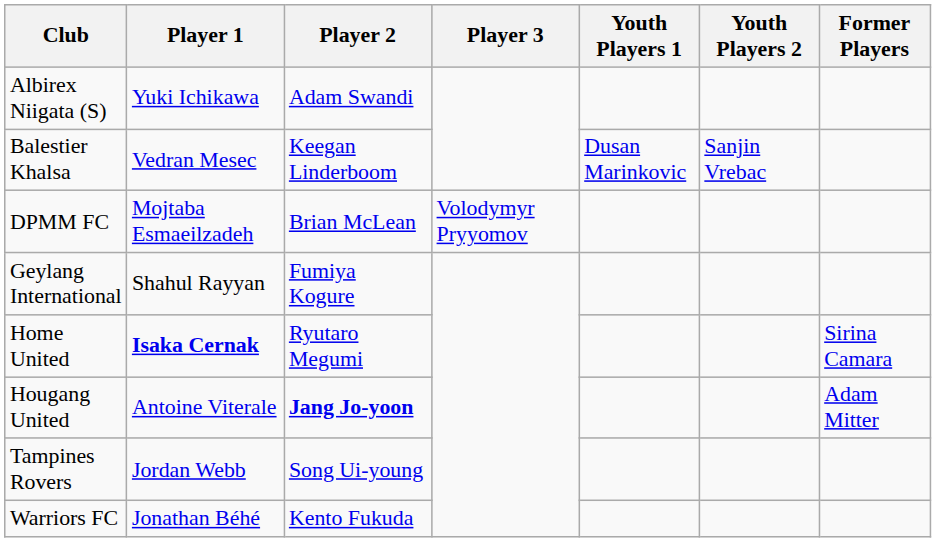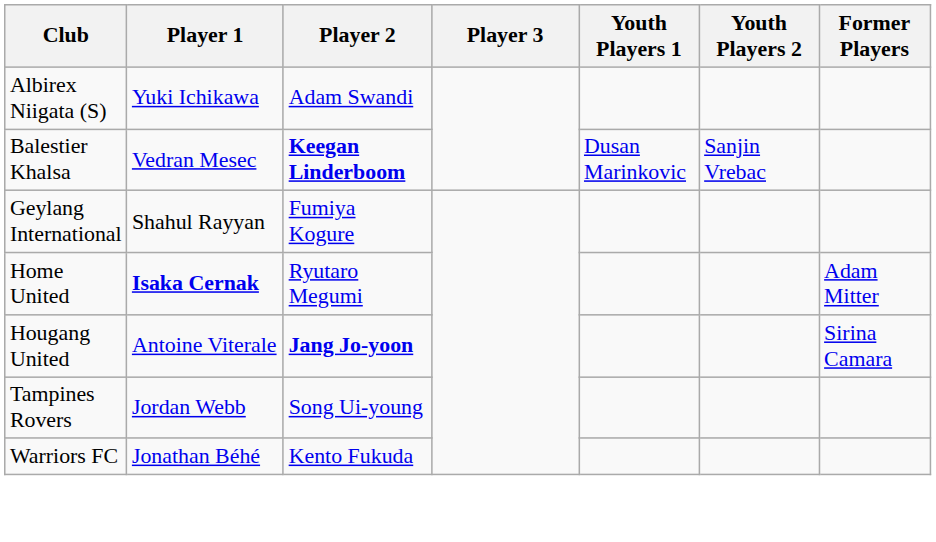(343, 159) normal -> (347, 159) bold
- row: (59, 221)
(858, 345) Sirina Camara -> (851, 283) Adam Mitter
(852, 407) Adam Mitter -> (858, 345) Sirina Camara
